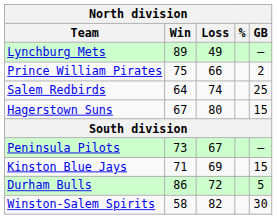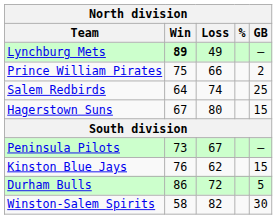(180, 52) normal -> (180, 52) bold
(180, 167) 71 -> (180, 167) 76
(215, 167) 69 -> (215, 167) 62
